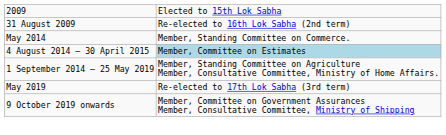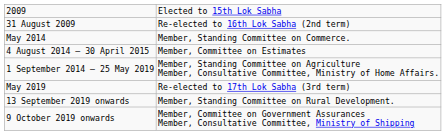(232, 51) lightblue background -> (232, 51) no background
+ row: (68, 101)
